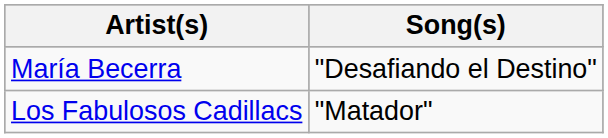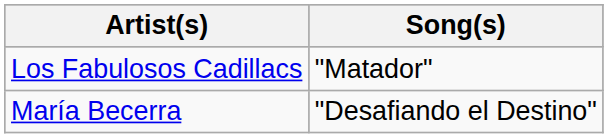rows swapped: (157, 111) <-> (96, 68)
